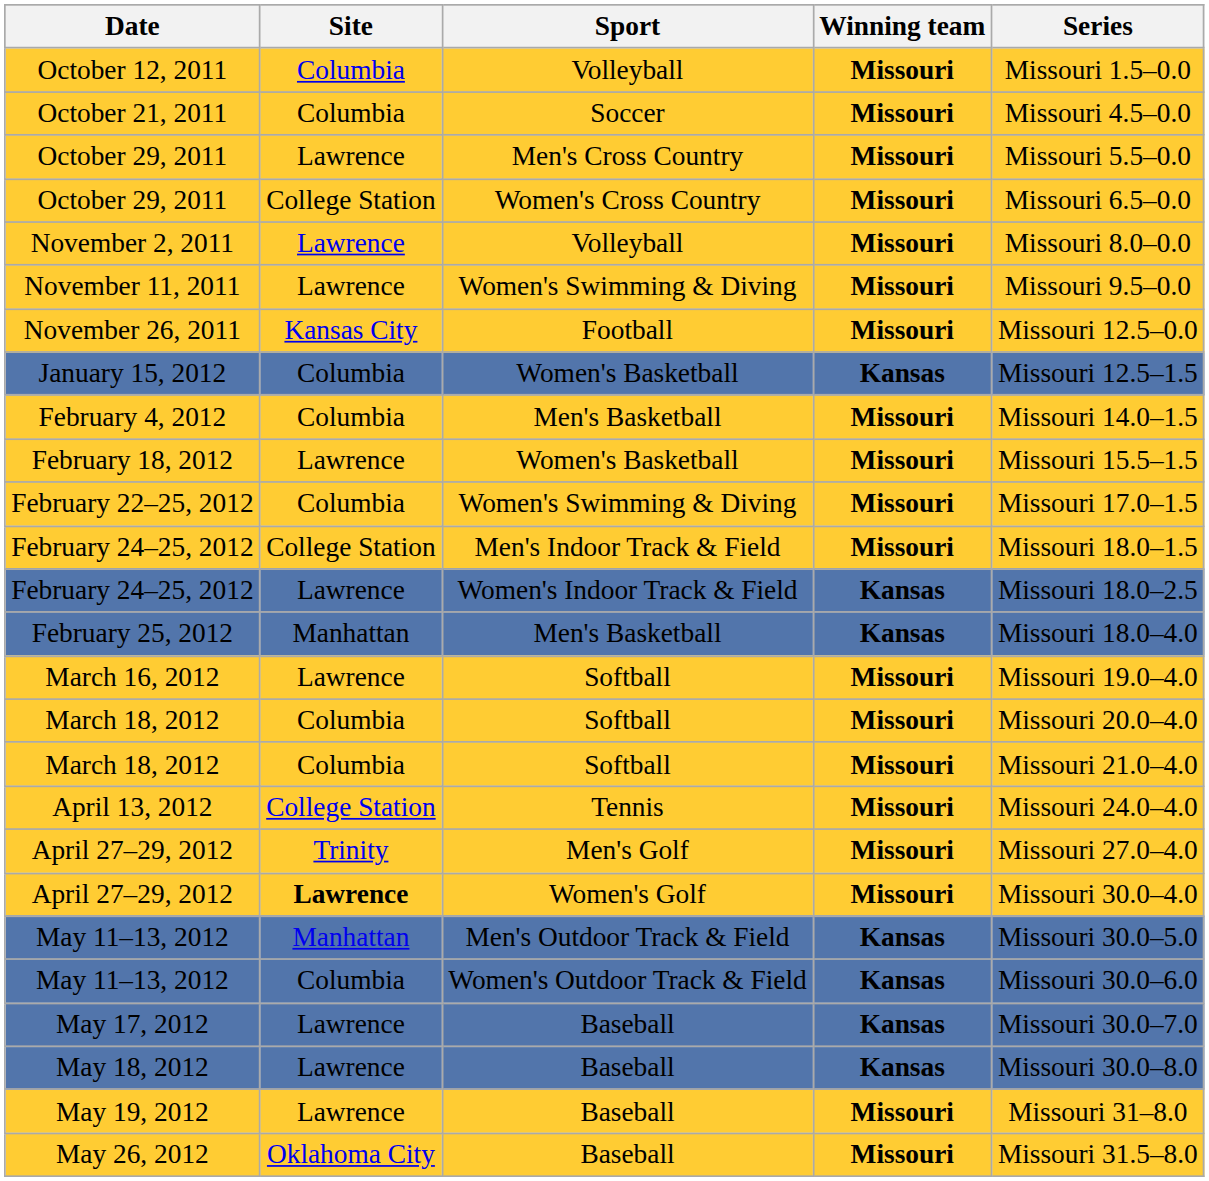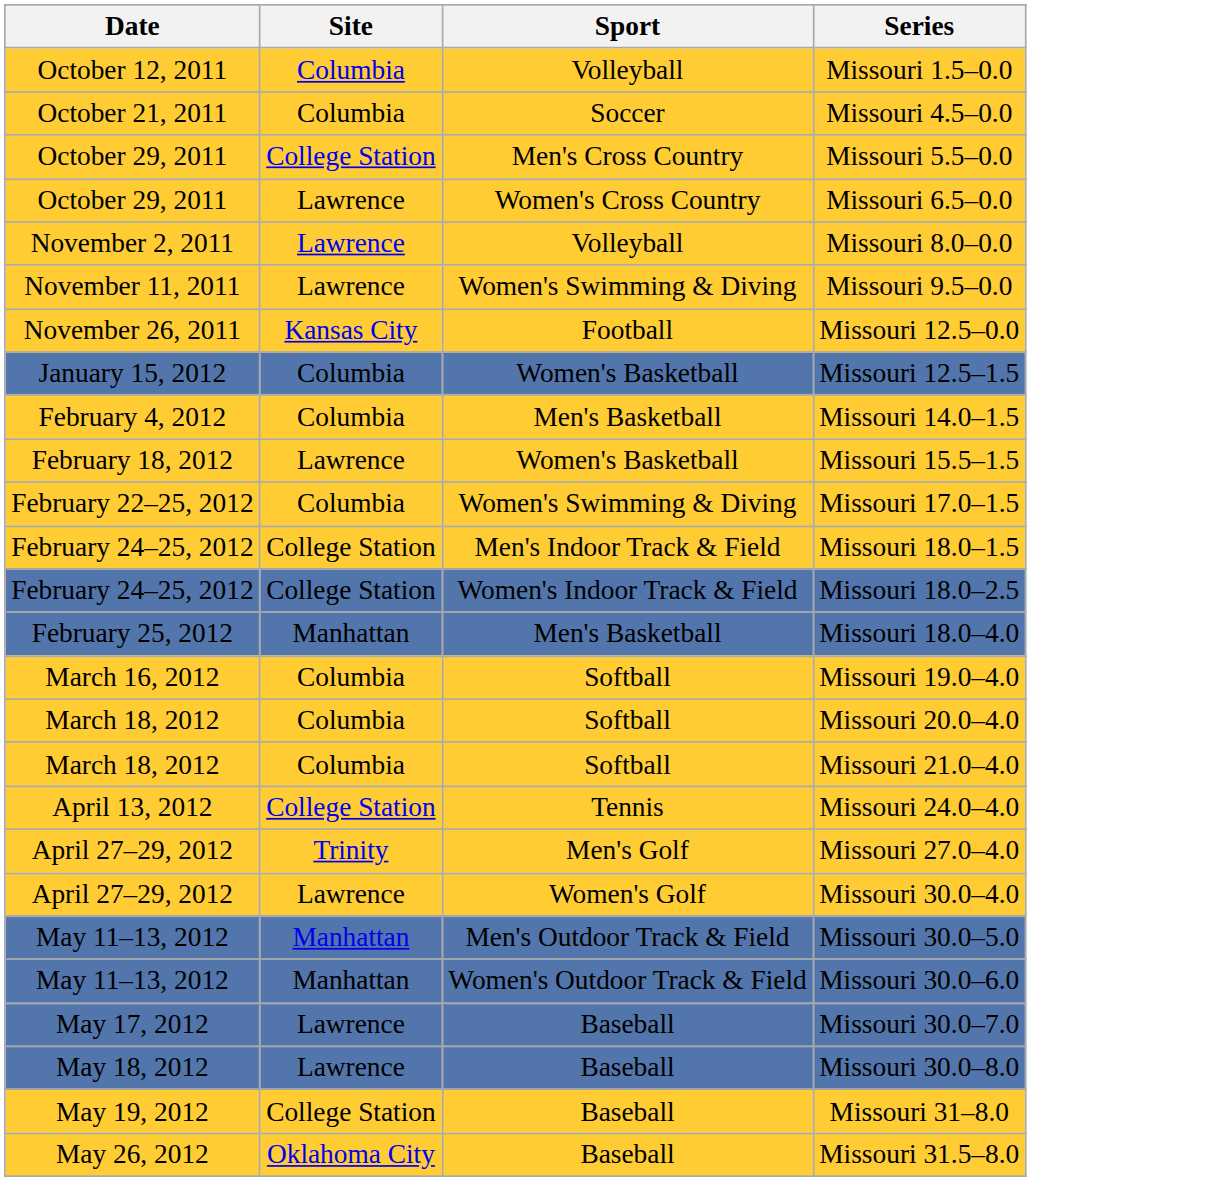- column: (902, 26)
(351, 156) Lawrence -> (351, 156) College Station
(351, 199) College Station -> (351, 199) Lawrence
(351, 590) Lawrence -> (351, 590) College Station
(351, 677) Lawrence -> (351, 677) Columbia
(351, 894) bold -> (351, 894) normal
(351, 980) Columbia -> (351, 980) Manhattan
(351, 1110) Lawrence -> (351, 1110) College Station
